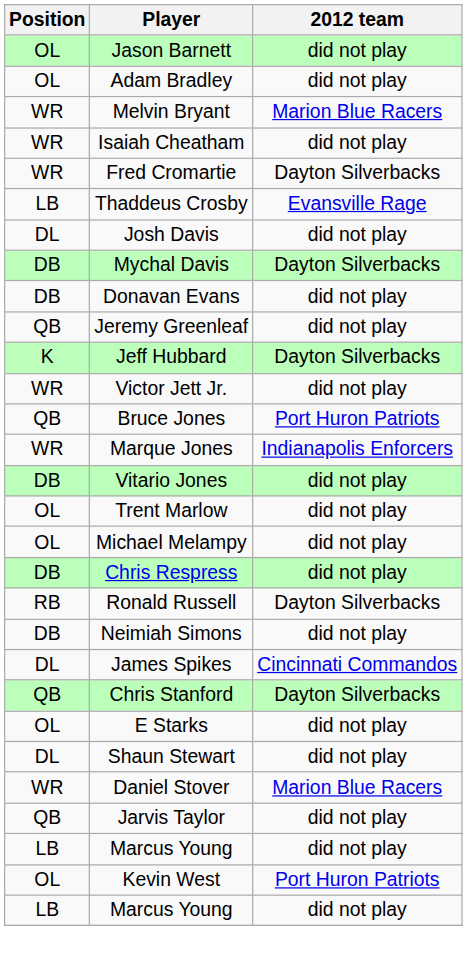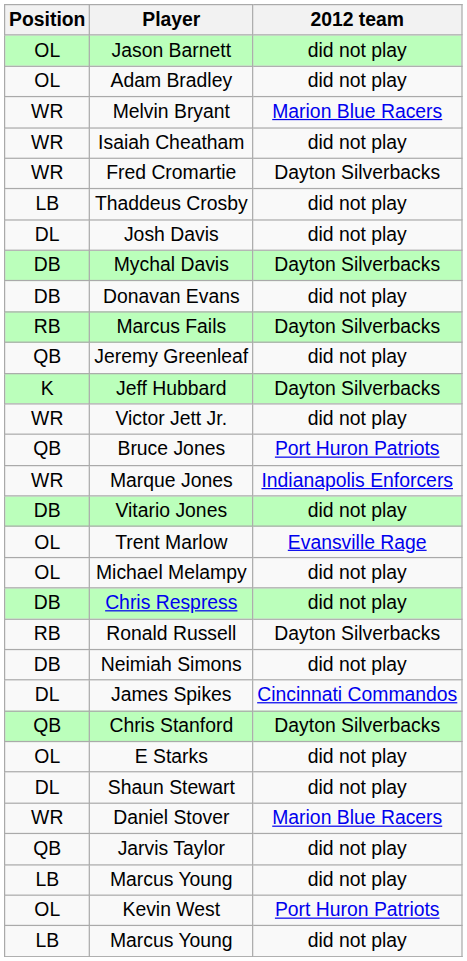(357, 204) Evansville Rage -> (357, 204) did not play
+ row: (47, 326)
(357, 511) did not play -> (357, 541) Evansville Rage
